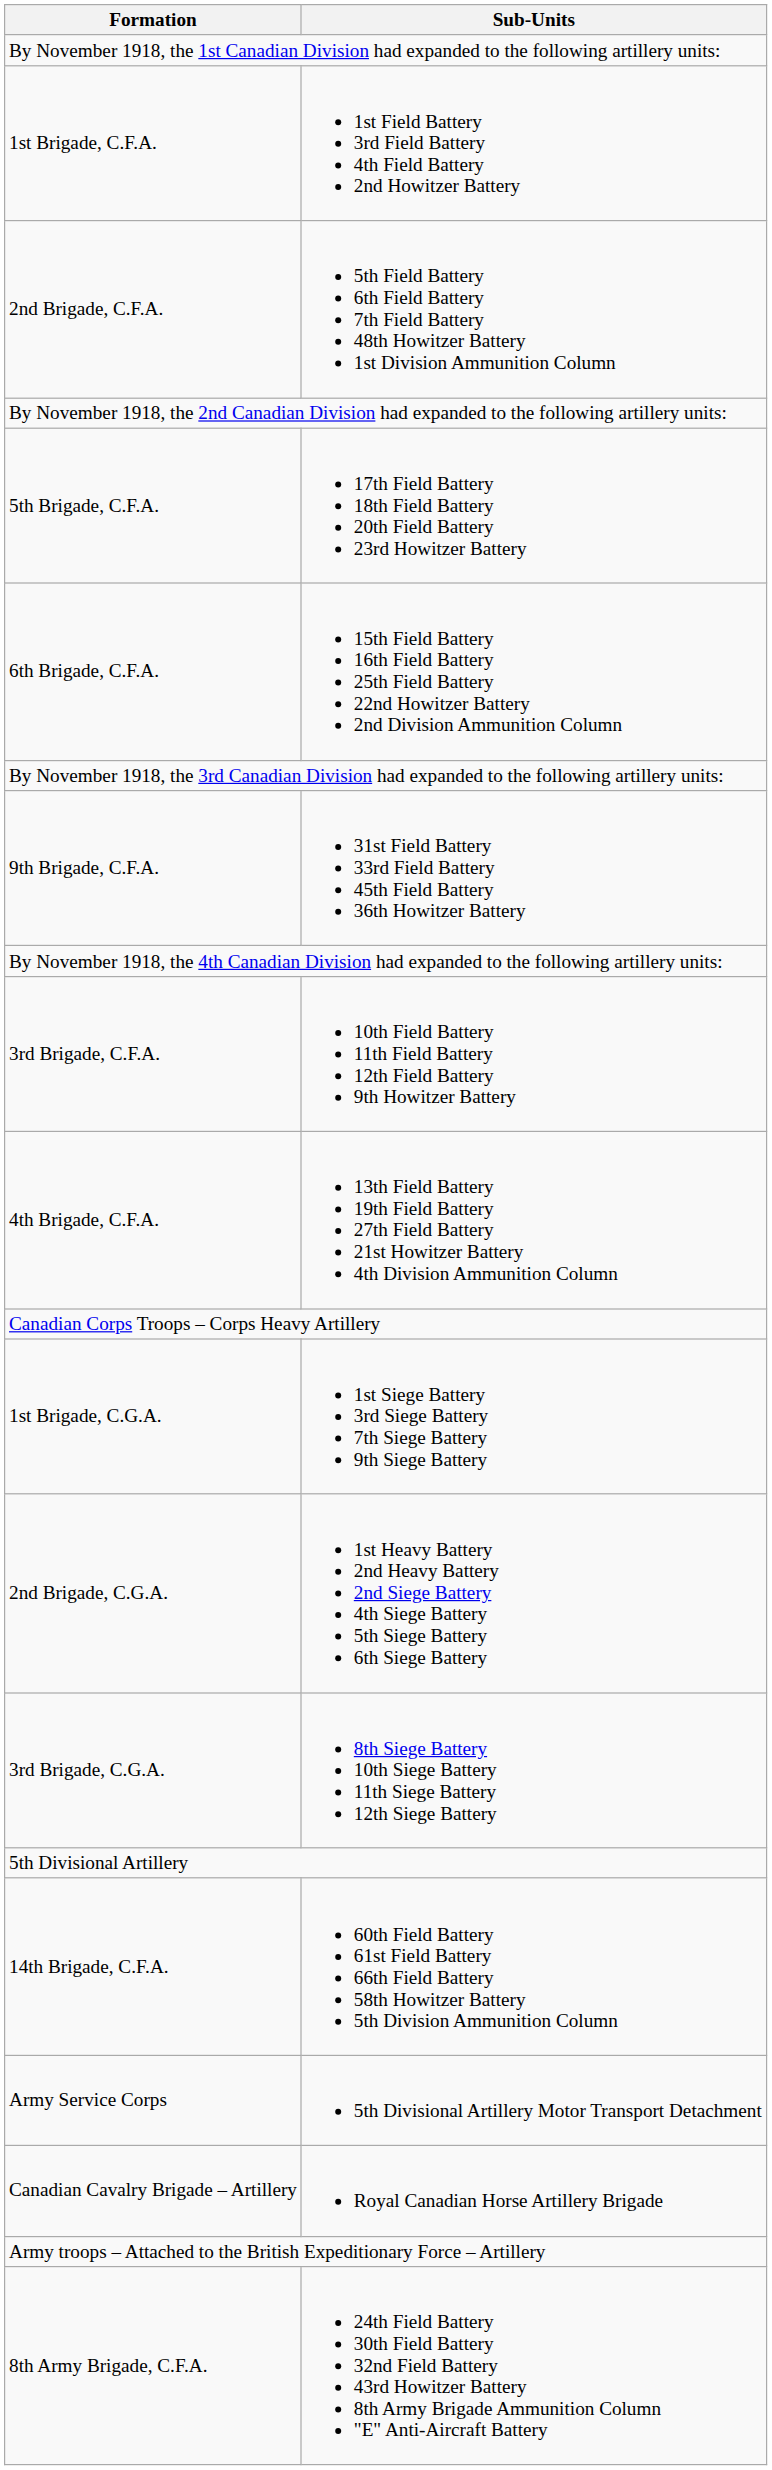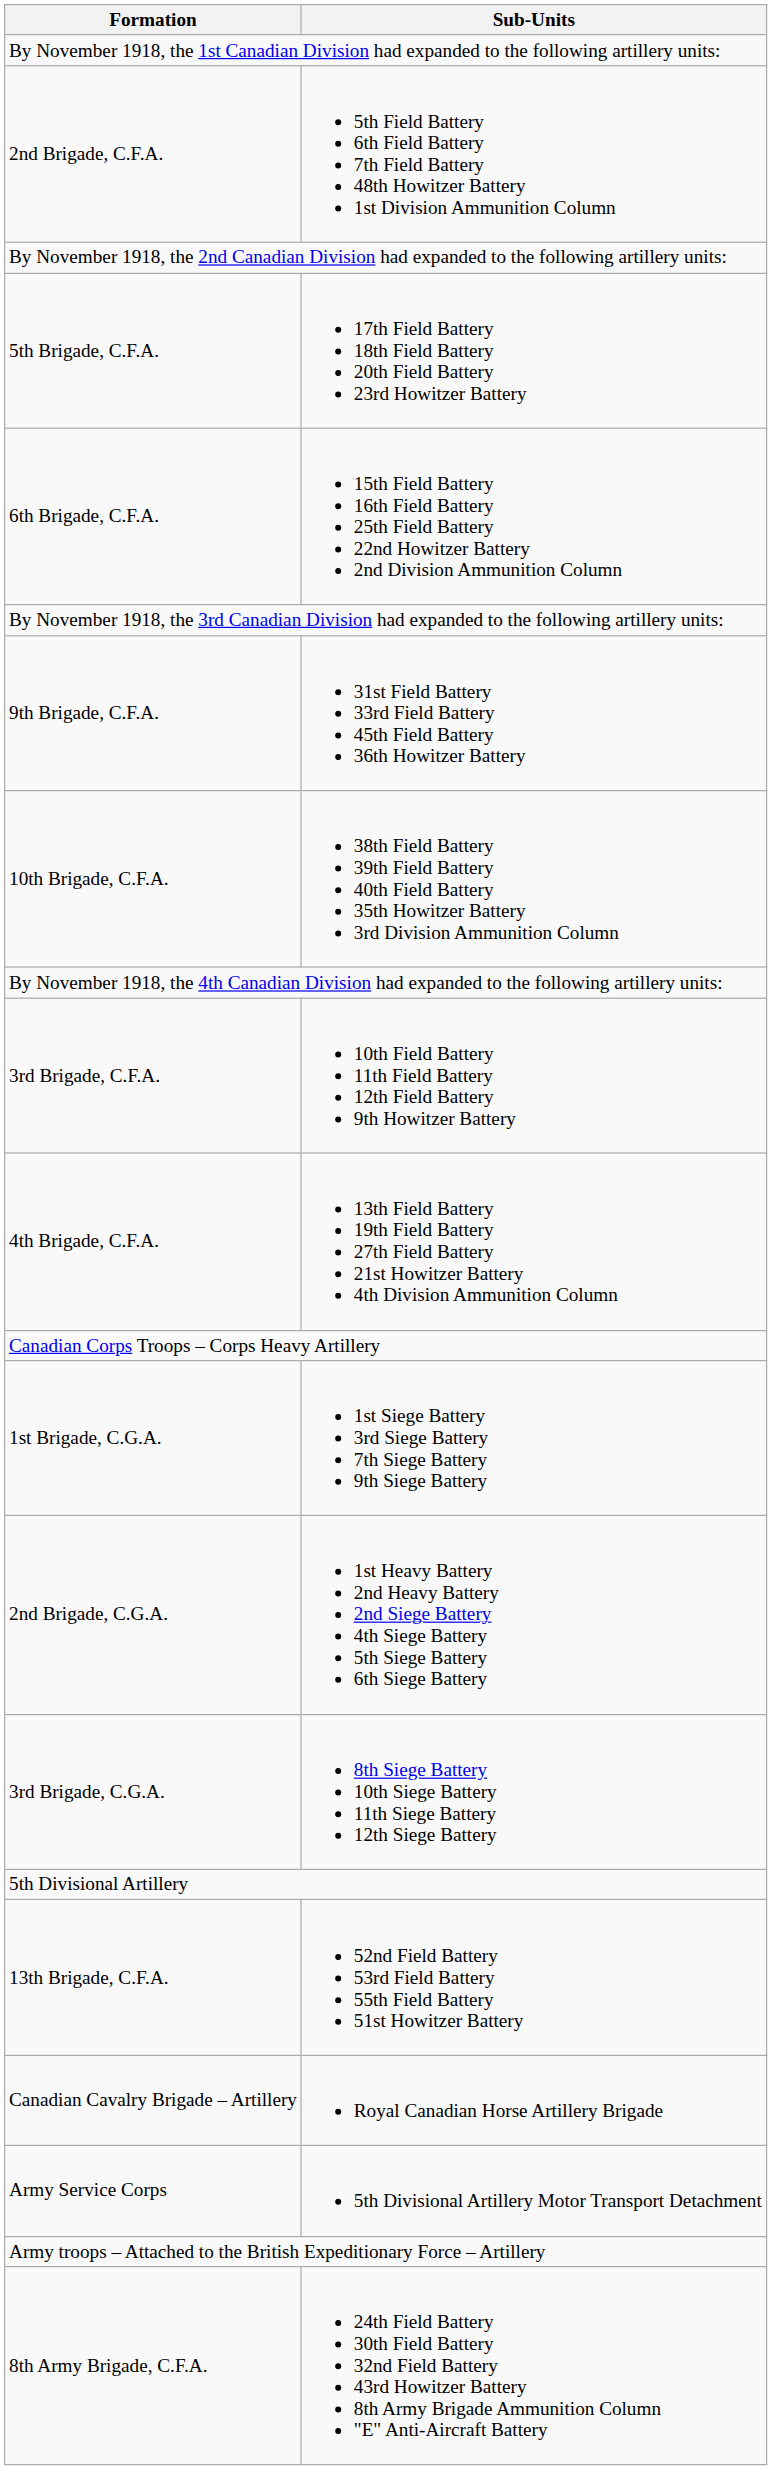- row: (83, 143)
+ row: (89, 878)
+ row: (89, 1977)
- row: (89, 1966)
rows swapped: (88, 2100) <-> (153, 2190)
